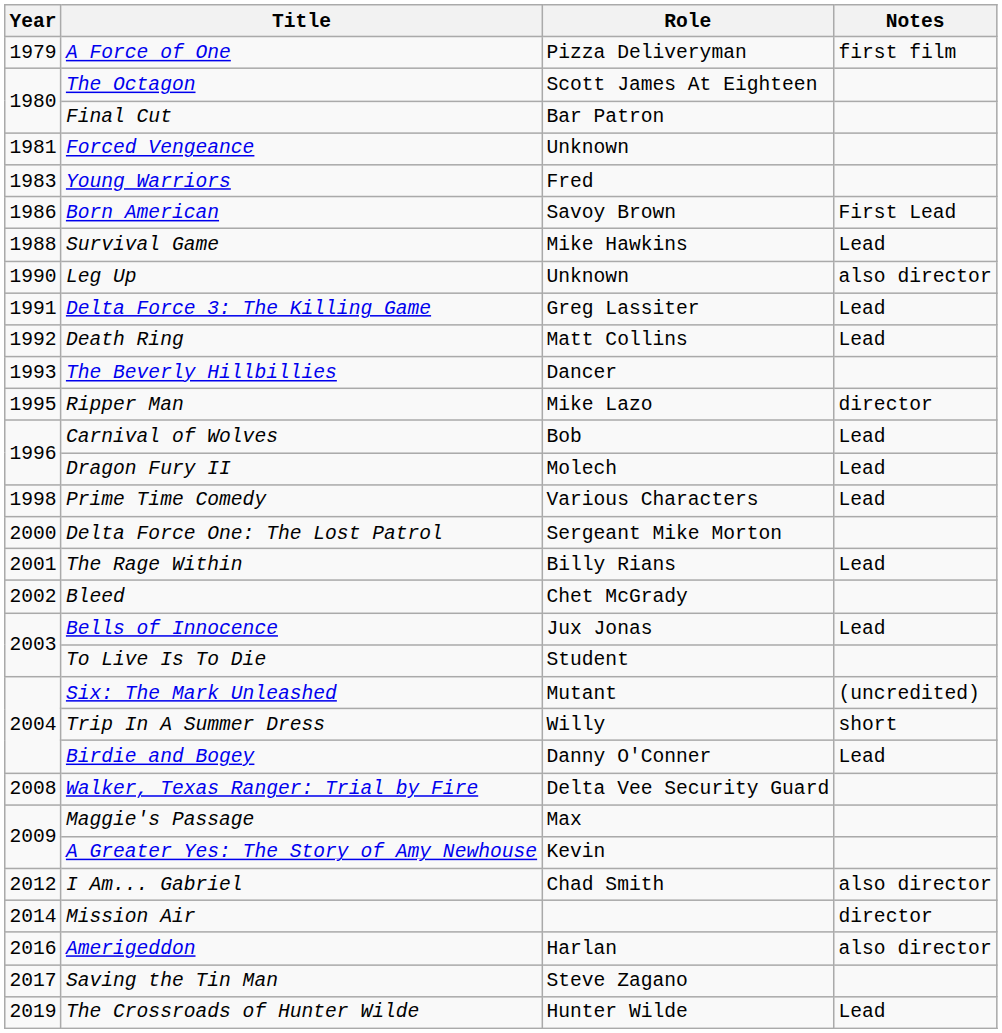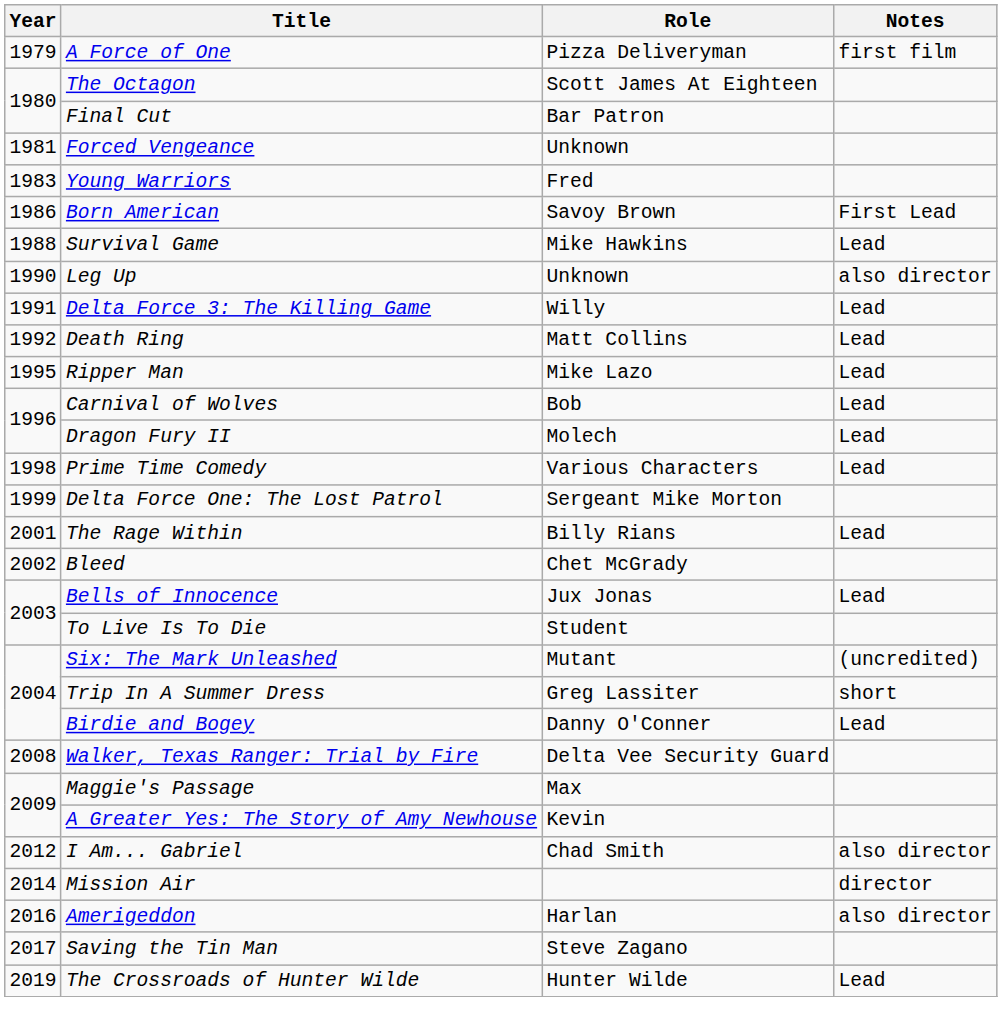(623, 309) Greg Lassiter -> (576, 309) Willy
- row: (201, 373)
(886, 405) director -> (862, 373) Lead
(33, 533) 2000 -> (33, 501) 1999
(576, 725) Willy -> (623, 693) Greg Lassiter
